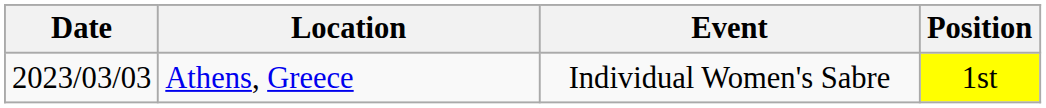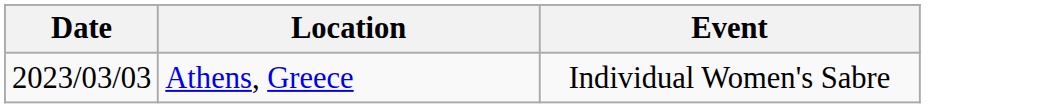- column: (980, 28)
